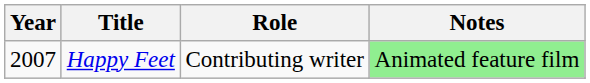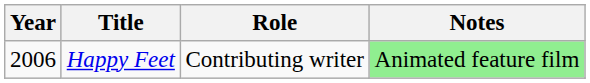(33, 59) 2007 -> (33, 59) 2006
